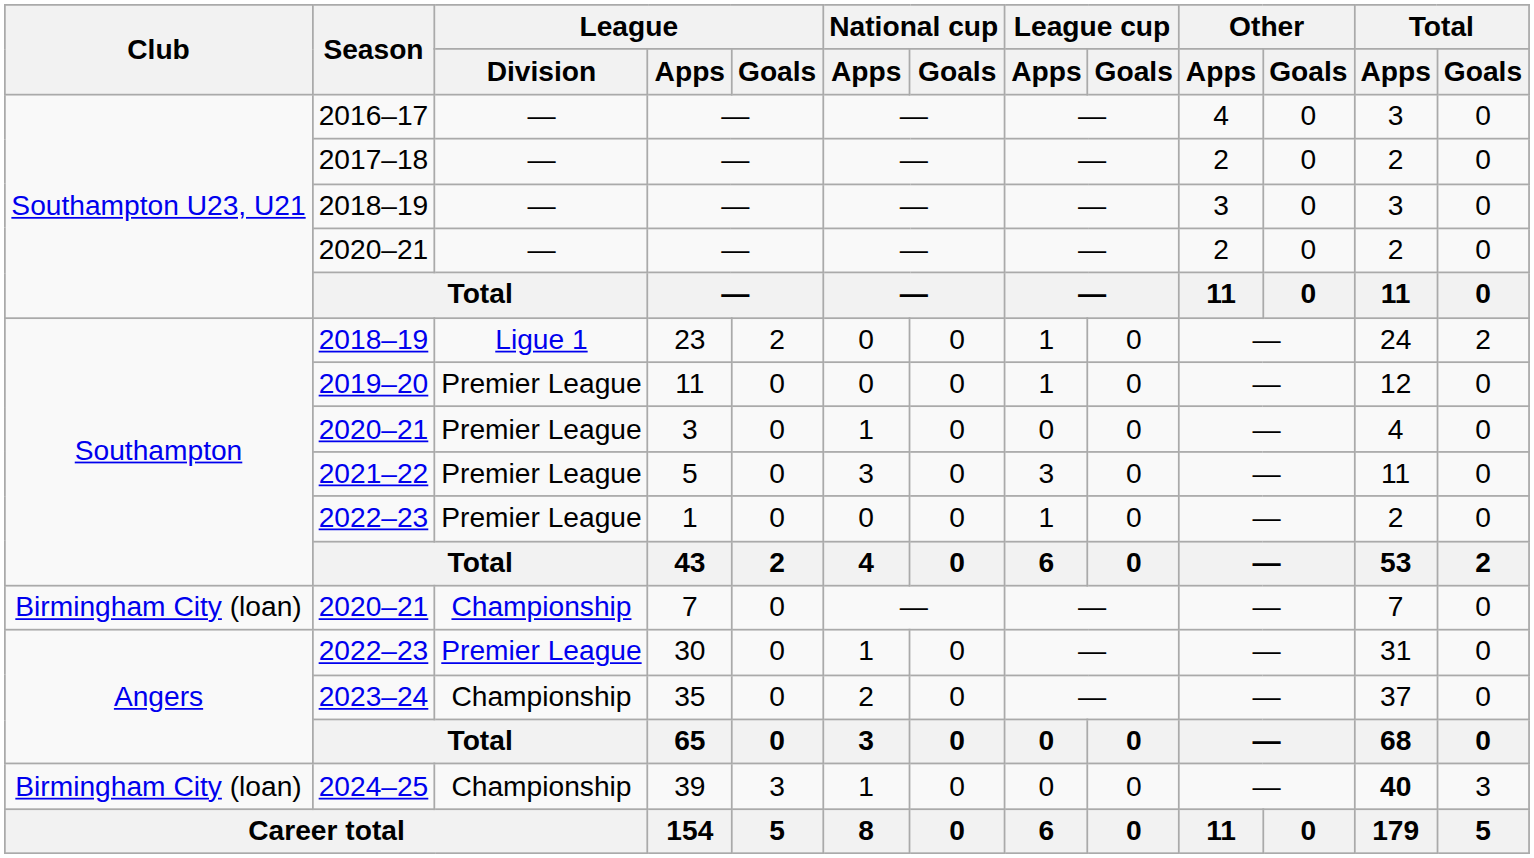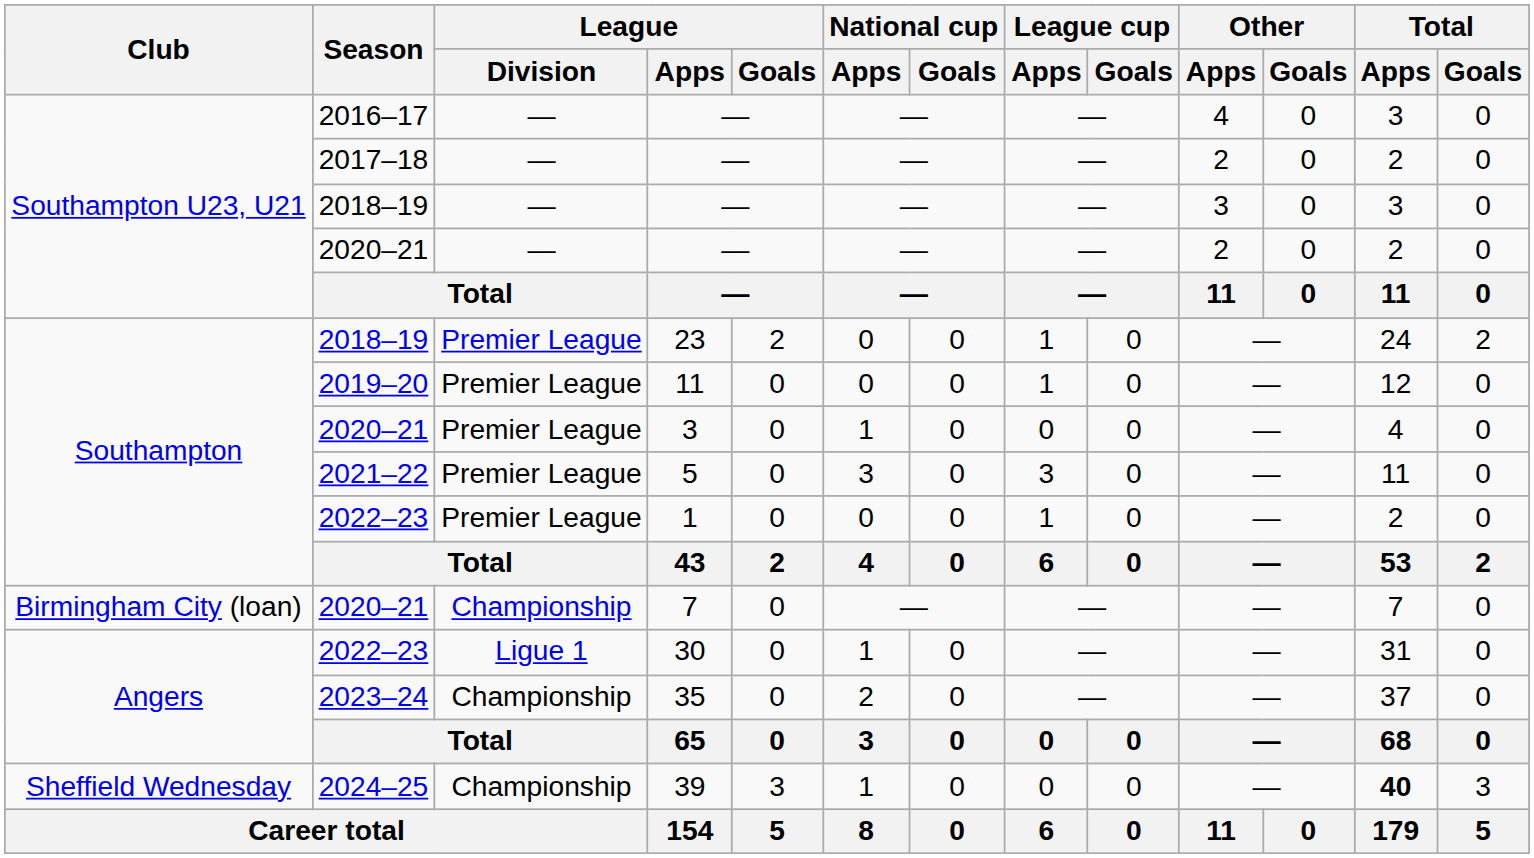(541, 339) Ligue 1 -> (541, 339) Premier League
(541, 652) Premier League -> (541, 652) Ligue 1
(159, 786) Birmingham City (loan) -> (159, 786) Sheffield Wednesday
